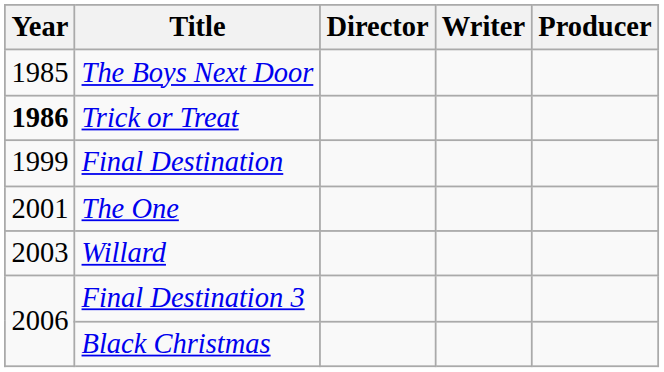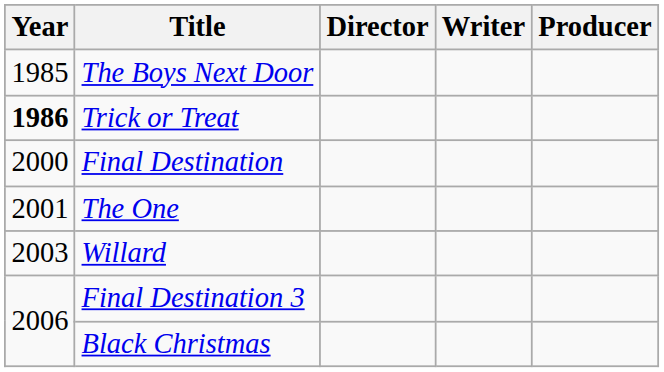(40, 162) 1999 -> (40, 162) 2000
